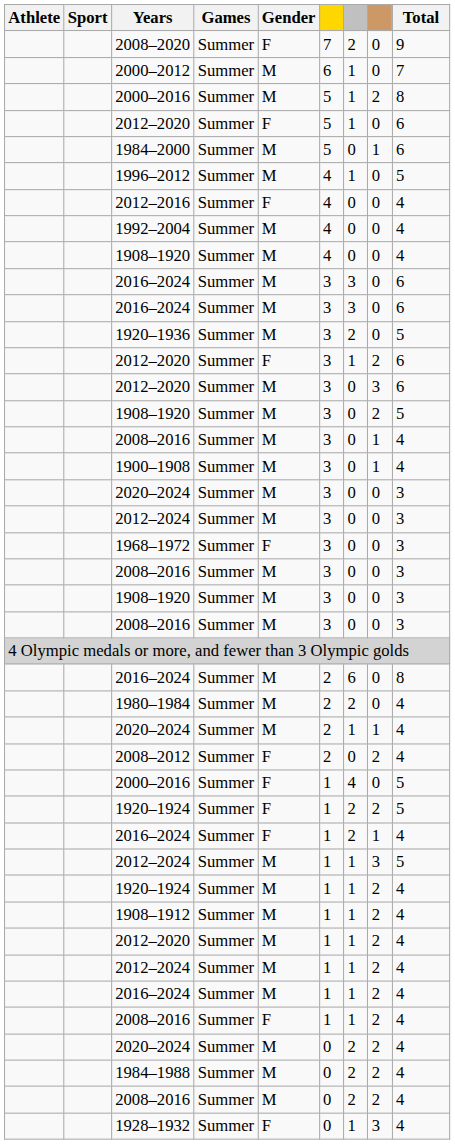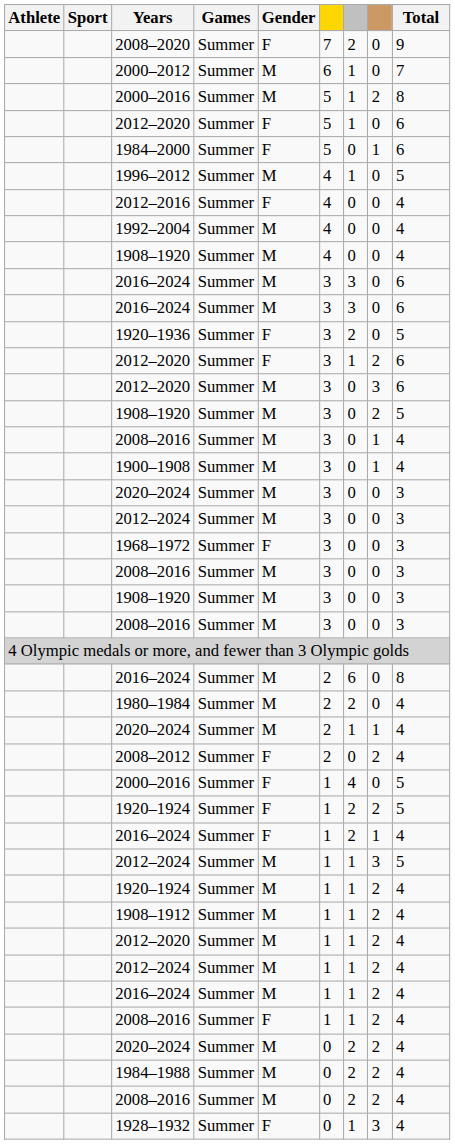(269, 149) M -> (266, 149) F
(269, 334) M -> (266, 334) F
